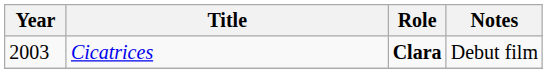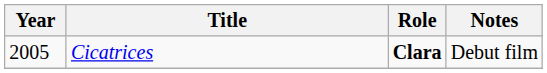(29, 52) 2003 -> (29, 52) 2005
